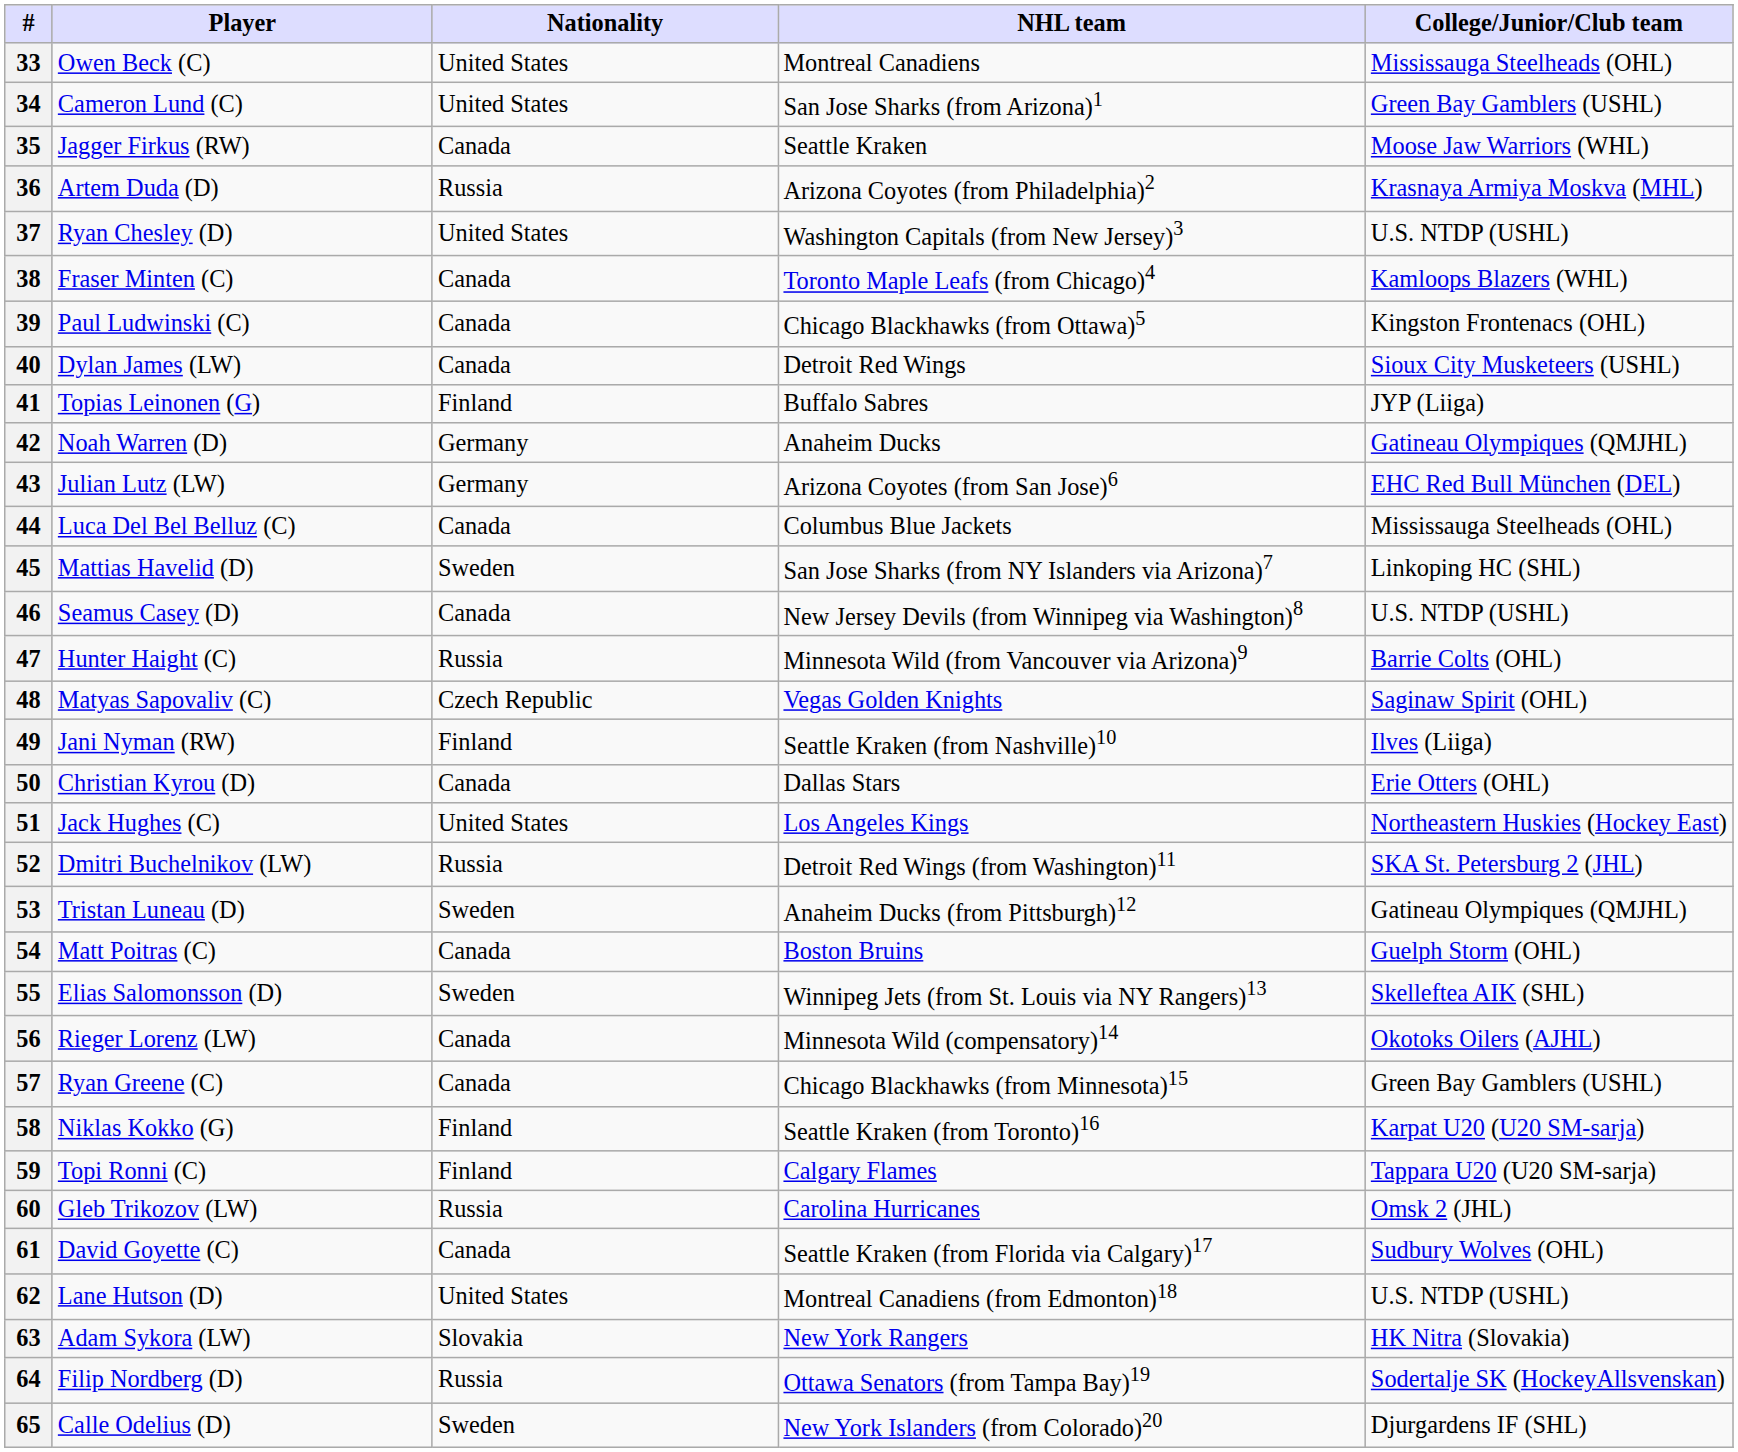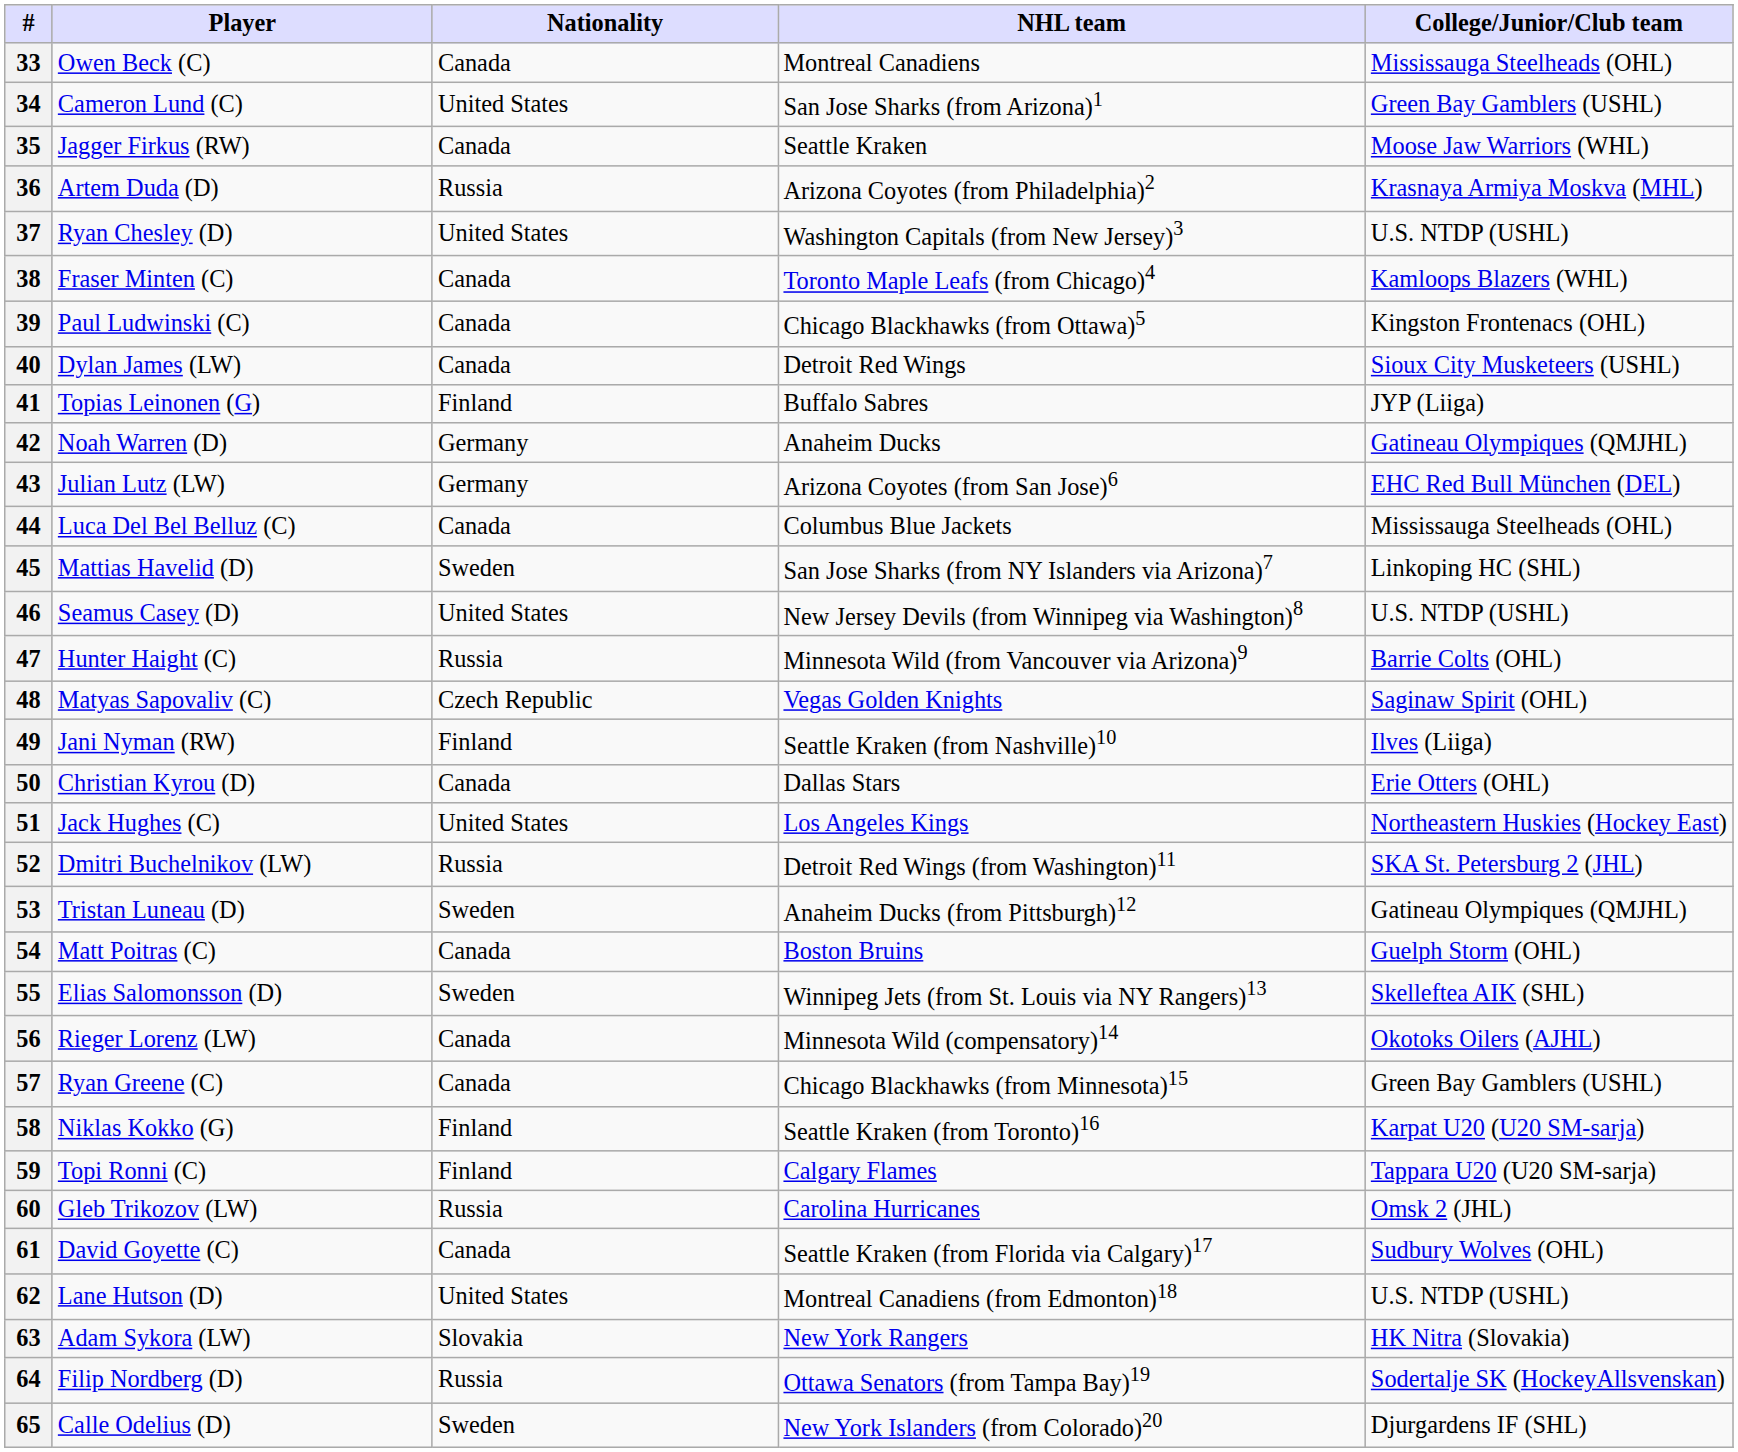(503, 62) United States -> (474, 62) Canada
(474, 613) Canada -> (503, 613) United States
